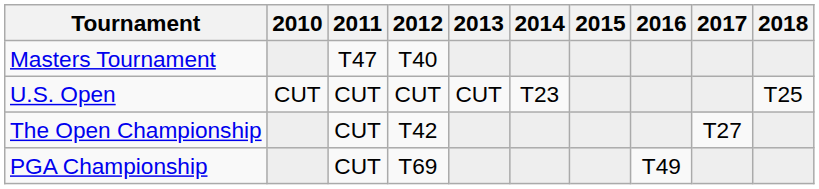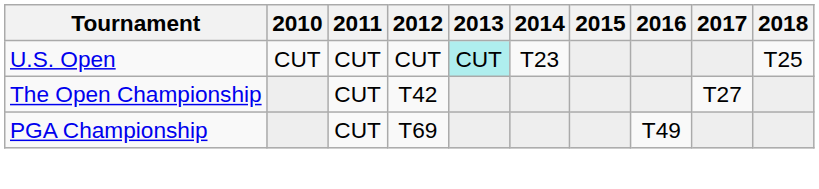- row: (113, 59)
(479, 95) no background -> (479, 59) paleturquoise background
